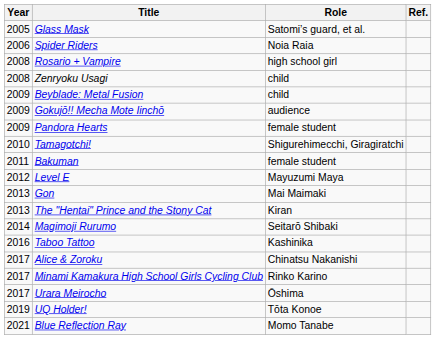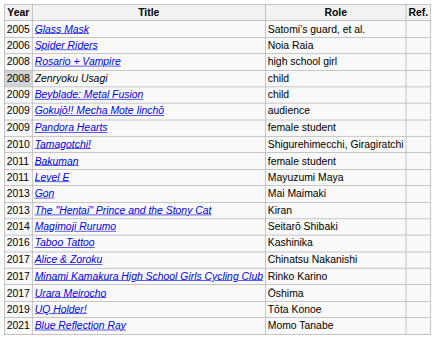(18, 78) no background -> (18, 78) lightgrey background
(18, 177) 2012 -> (18, 177) 2011
